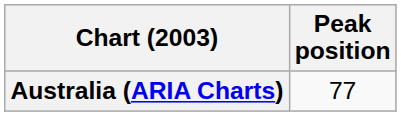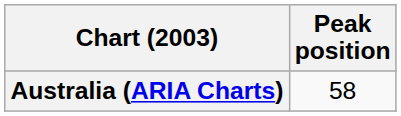(343, 90) 77 -> (343, 90) 58
